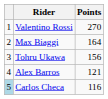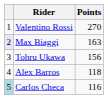(9, 42) no background -> (9, 42) lavender background
(94, 42) 164 -> (94, 42) 163
(94, 72) 121 -> (95, 72) 118
